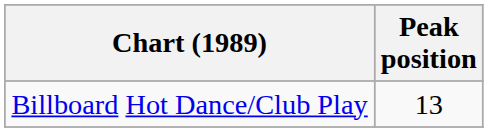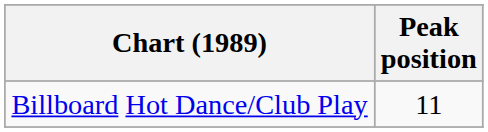(429, 103) 13 -> (429, 103) 11
